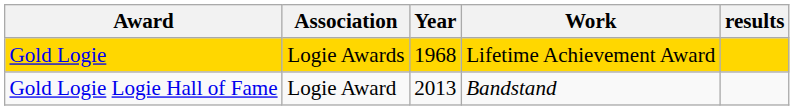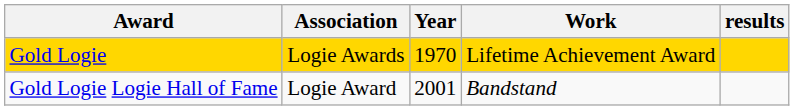(435, 54) 1968 -> (435, 54) 1970
(435, 88) 2013 -> (435, 88) 2001
